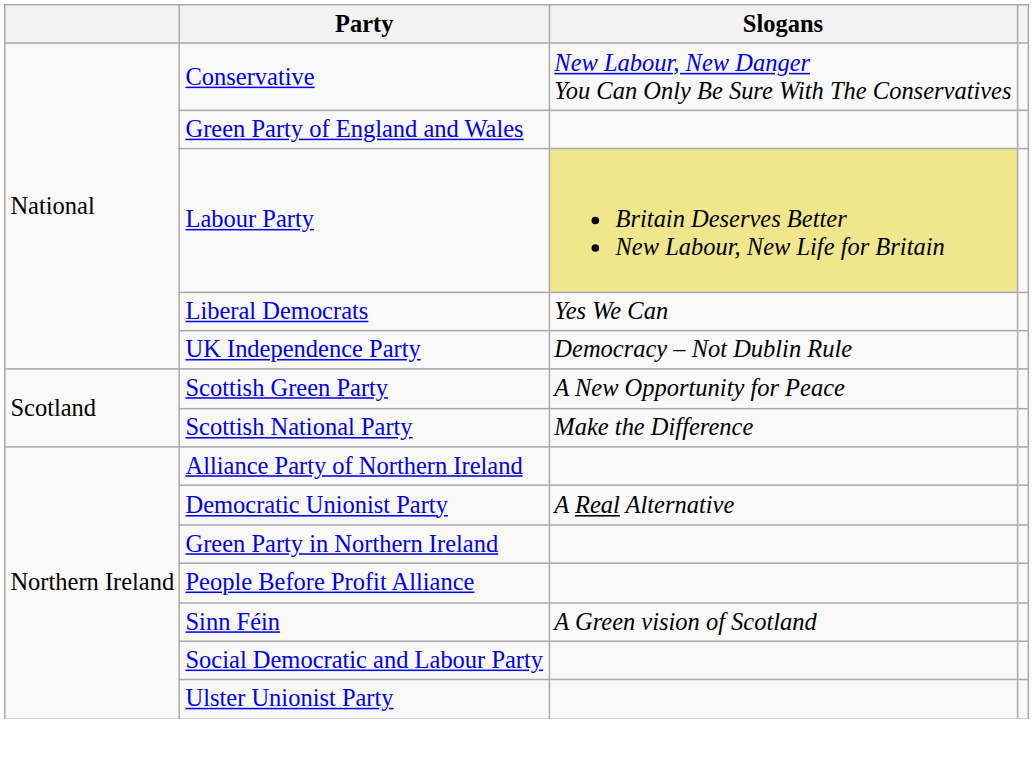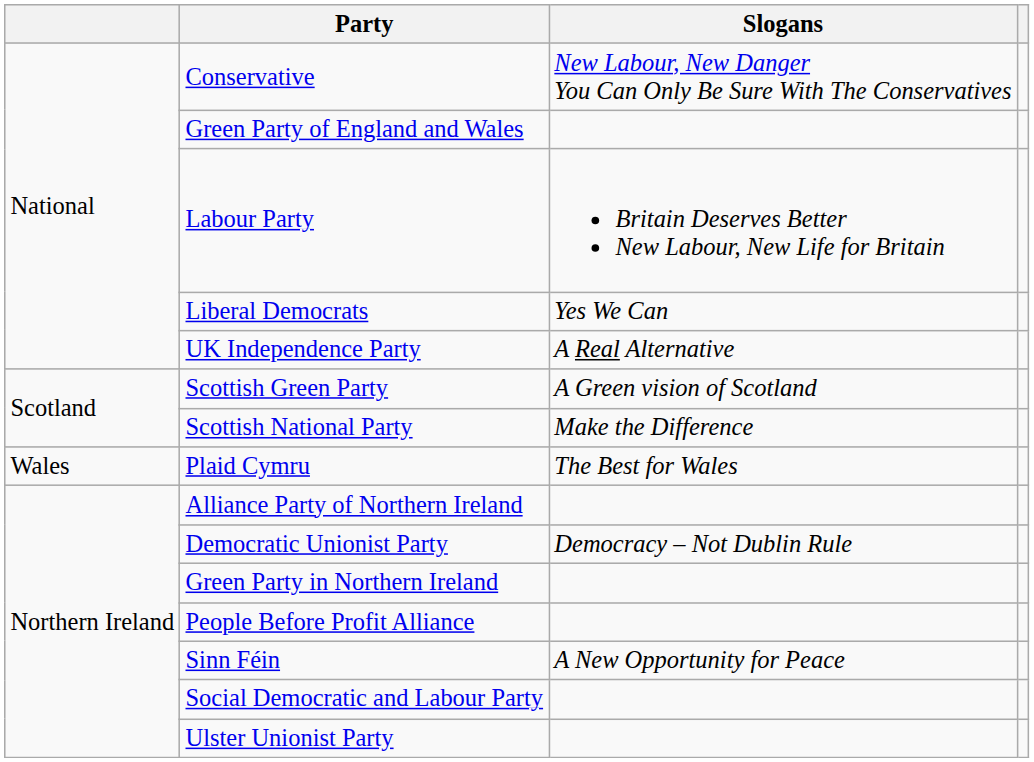(783, 234) khaki background -> (783, 234) no background
(703, 349) Democracy – Not Dublin Rule -> (644, 349) A Real Alternative
(700, 388) A New Opportunity for Peace -> (686, 388) A Green vision of Scotland
+ row: (248, 466)
(644, 504) A Real Alternative -> (703, 543) Democracy – Not Dublin Rule
(686, 621) A Green vision of Scotland -> (700, 660) A New Opportunity for Peace
